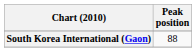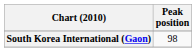(172, 39) 88 -> (172, 39) 98
